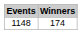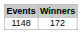(58, 23) 174 -> (58, 23) 172
